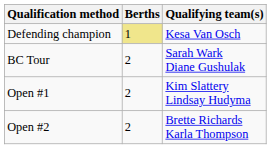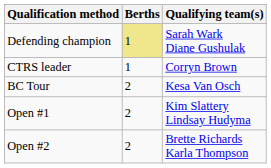(203, 33) Kesa Van Osch -> (205, 40) Sarah Wark Diane Gushulak
+ row: (39, 67)
(205, 60) Sarah Wark Diane Gushulak -> (203, 86) Kesa Van Osch
